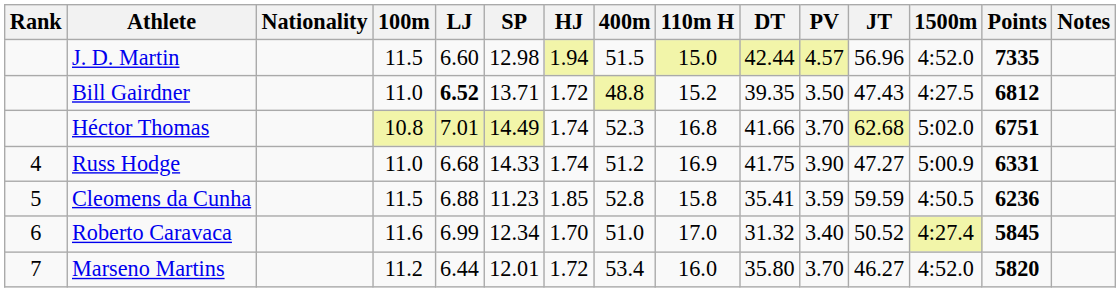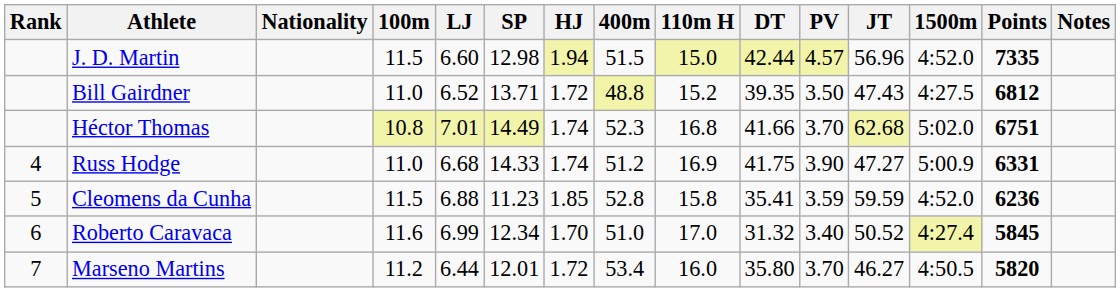(460, 92) bold -> (460, 92) normal
(946, 198) 4:50.5 -> (946, 198) 4:52.0
(946, 269) 4:52.0 -> (946, 269) 4:50.5
